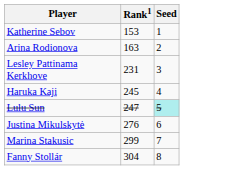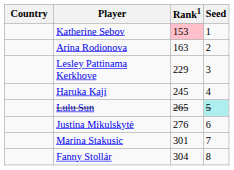+ column: (29, 13)
(131, 31) no background -> (181, 31) pink background
(131, 69) 231 -> (181, 69) 229
(131, 108) 247 -> (181, 108) 265
(131, 140) 299 -> (181, 140) 301
